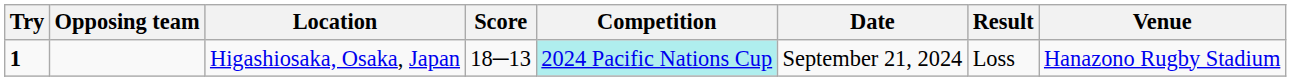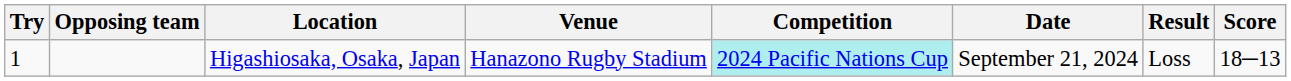columns swapped: (1162, 22) <-> (501, 22)
(15, 57) bold -> (15, 57) normal
